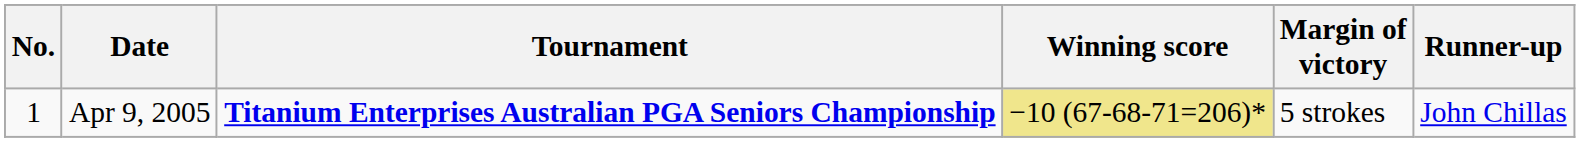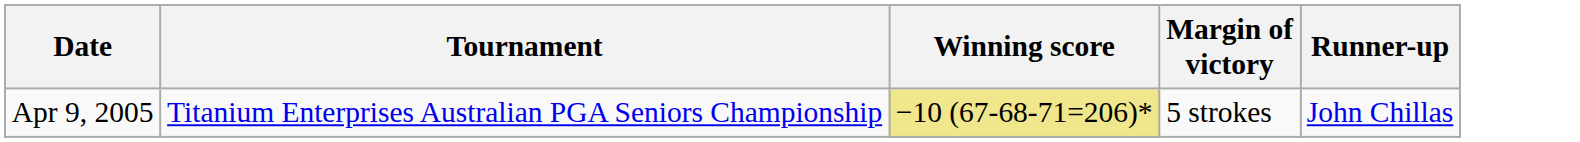- column: (34, 46)
(610, 112) bold -> (525, 112) normal
